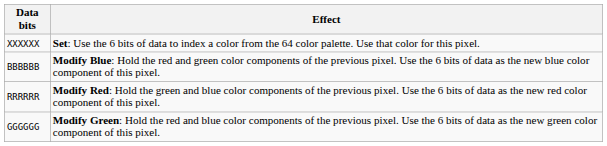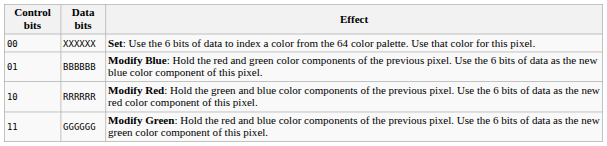+ column: (32, 19)
